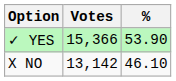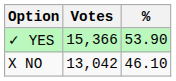(92, 64) 13,142 -> (92, 64) 13,042
